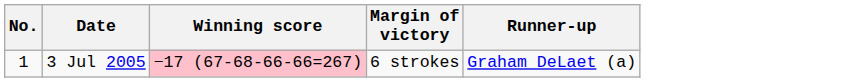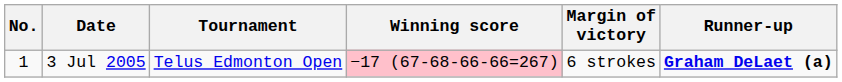+ column: (248, 28)
(552, 64) normal -> (748, 64) bold
